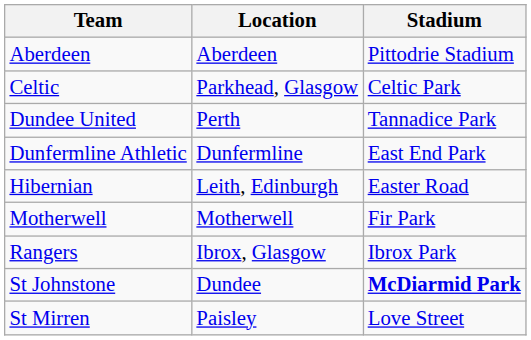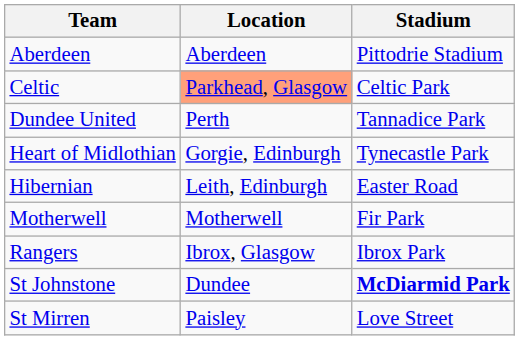(277, 86) no background -> (266, 86) lightsalmon background
- row: (98, 152)
+ row: (93, 152)
